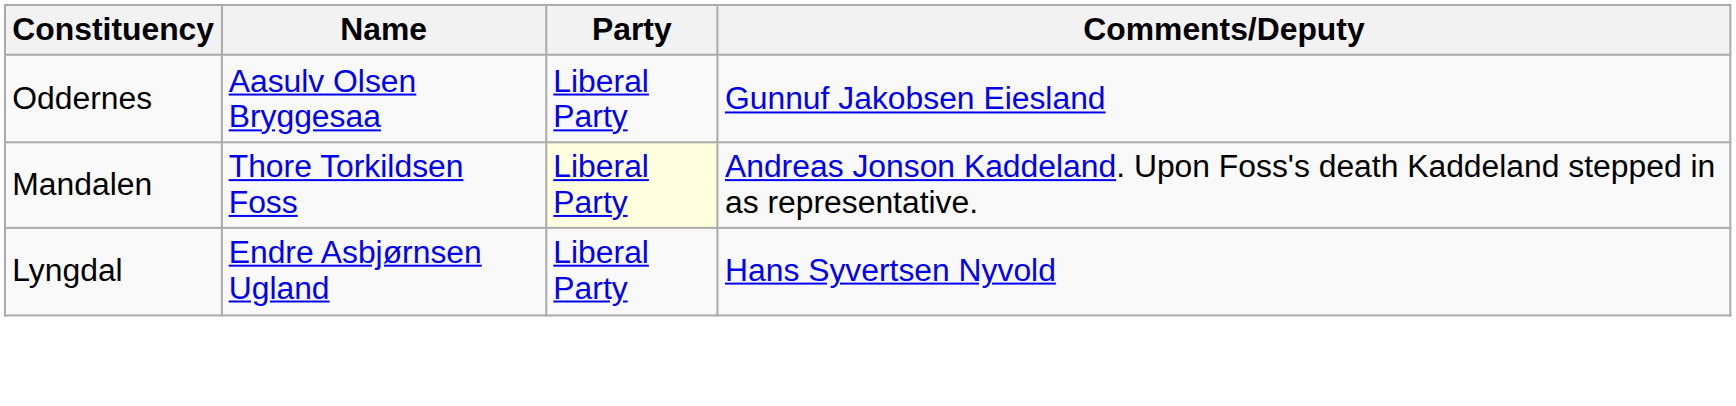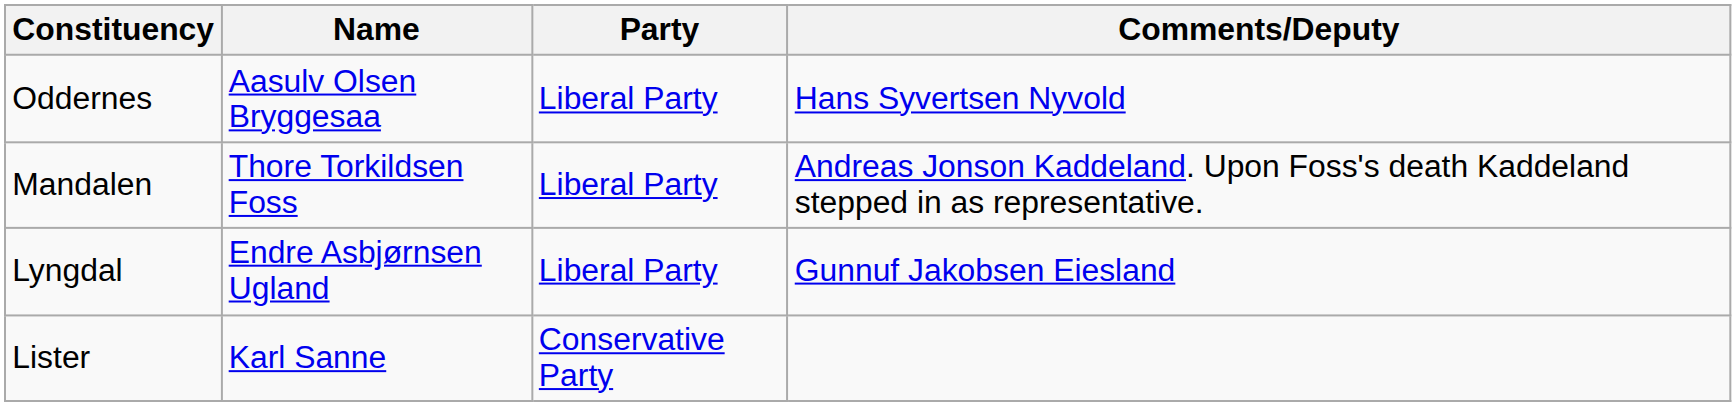(915, 98) Gunnuf Jakobsen Eiesland -> (960, 98) Hans Syvertsen Nyvold
(601, 184) lightyellow background -> (628, 184) no background
(890, 270) Hans Syvertsen Nyvold -> (985, 270) Gunnuf Jakobsen Eiesland
+ row: (51, 357)
